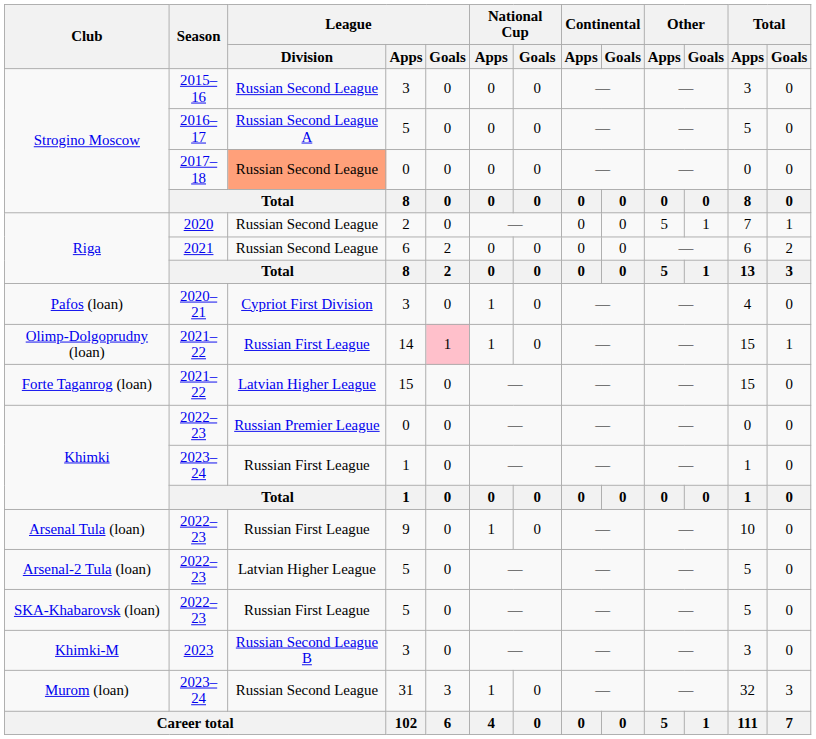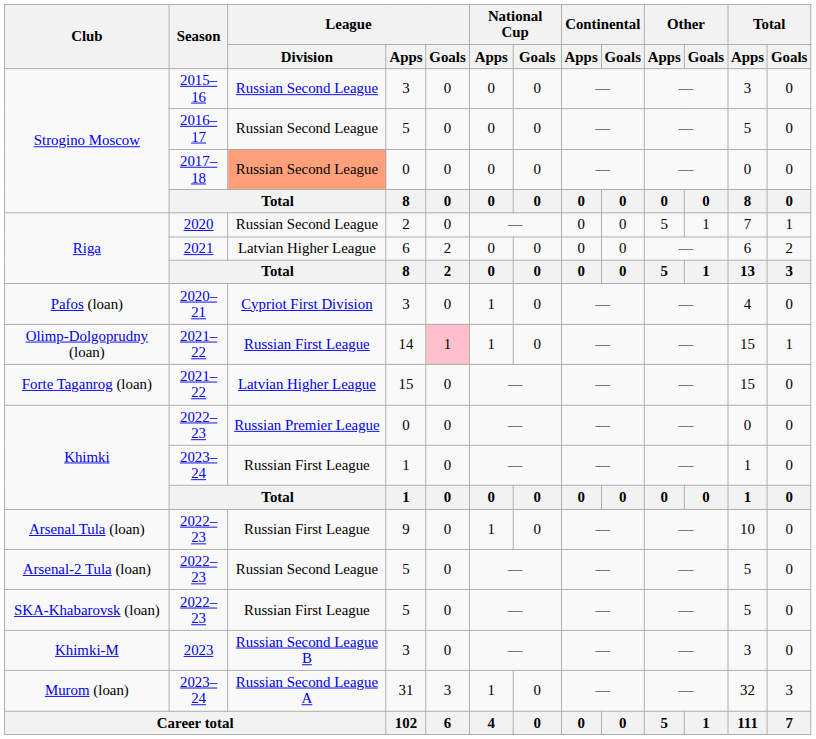(307, 128) Russian Second League A -> (307, 128) Russian Second League
(307, 248) Russian Second League -> (307, 248) Latvian Higher League
(307, 569) Latvian Higher League -> (307, 569) Russian Second League
(307, 690) Russian Second League -> (307, 690) Russian Second League A
